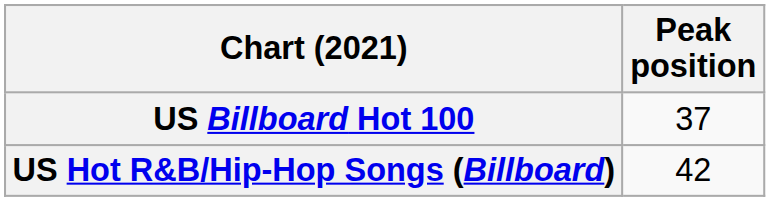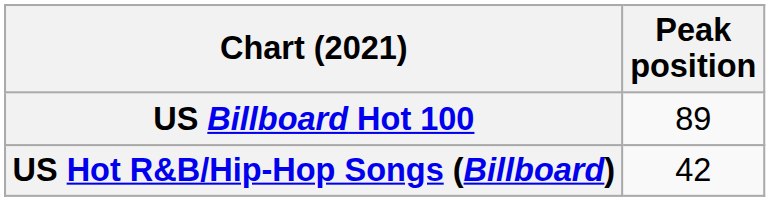(693, 118) 37 -> (693, 118) 89
